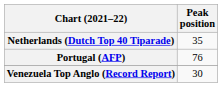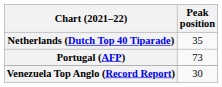(197, 57) 76 -> (197, 57) 73
